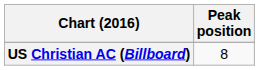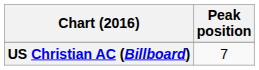(224, 53) 8 -> (224, 53) 7
